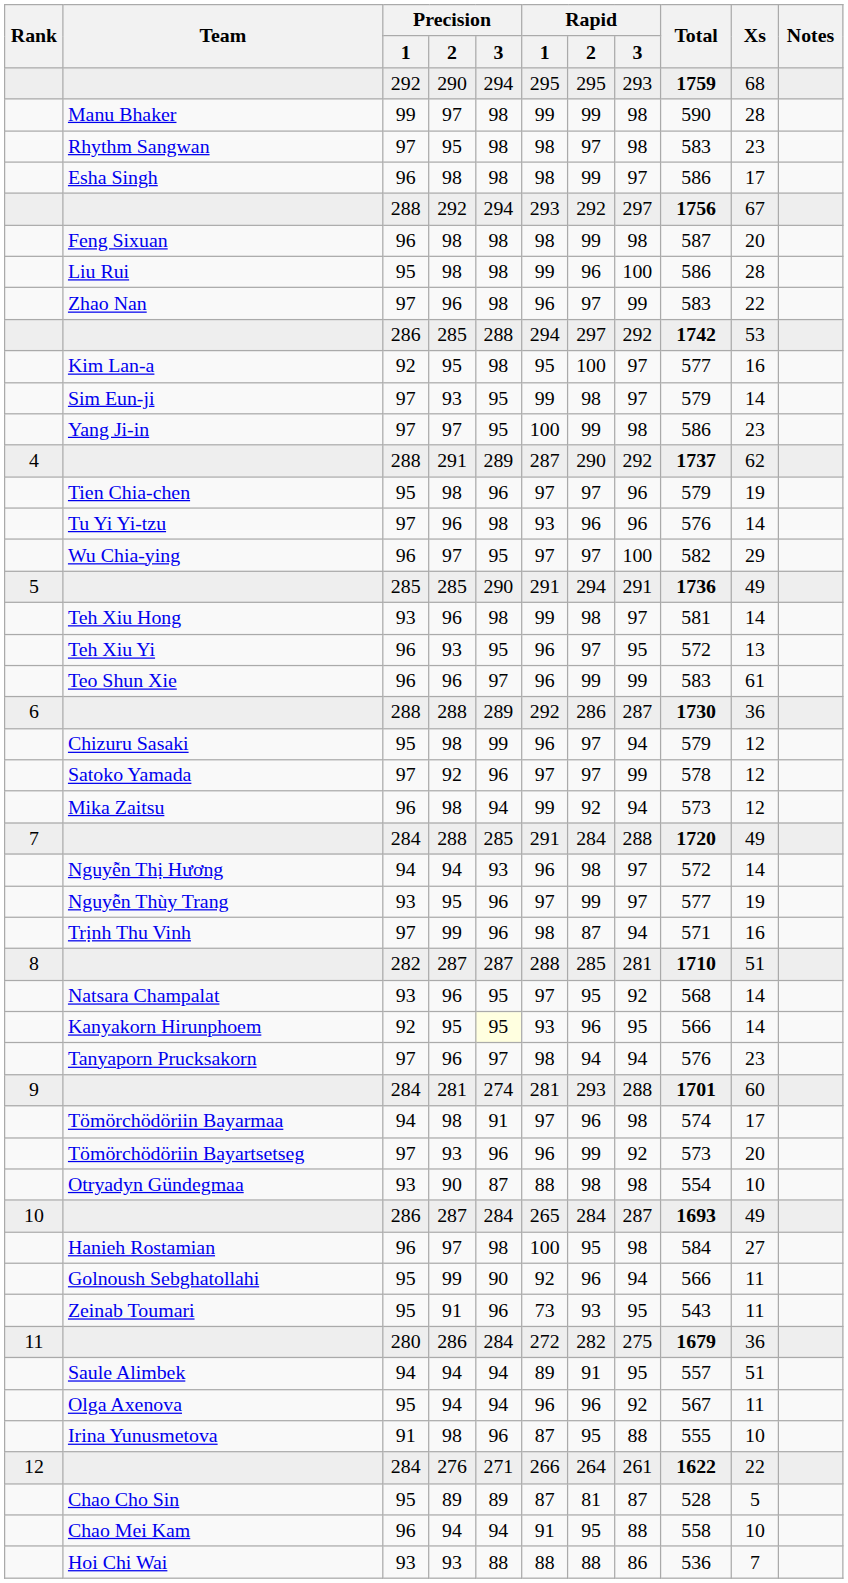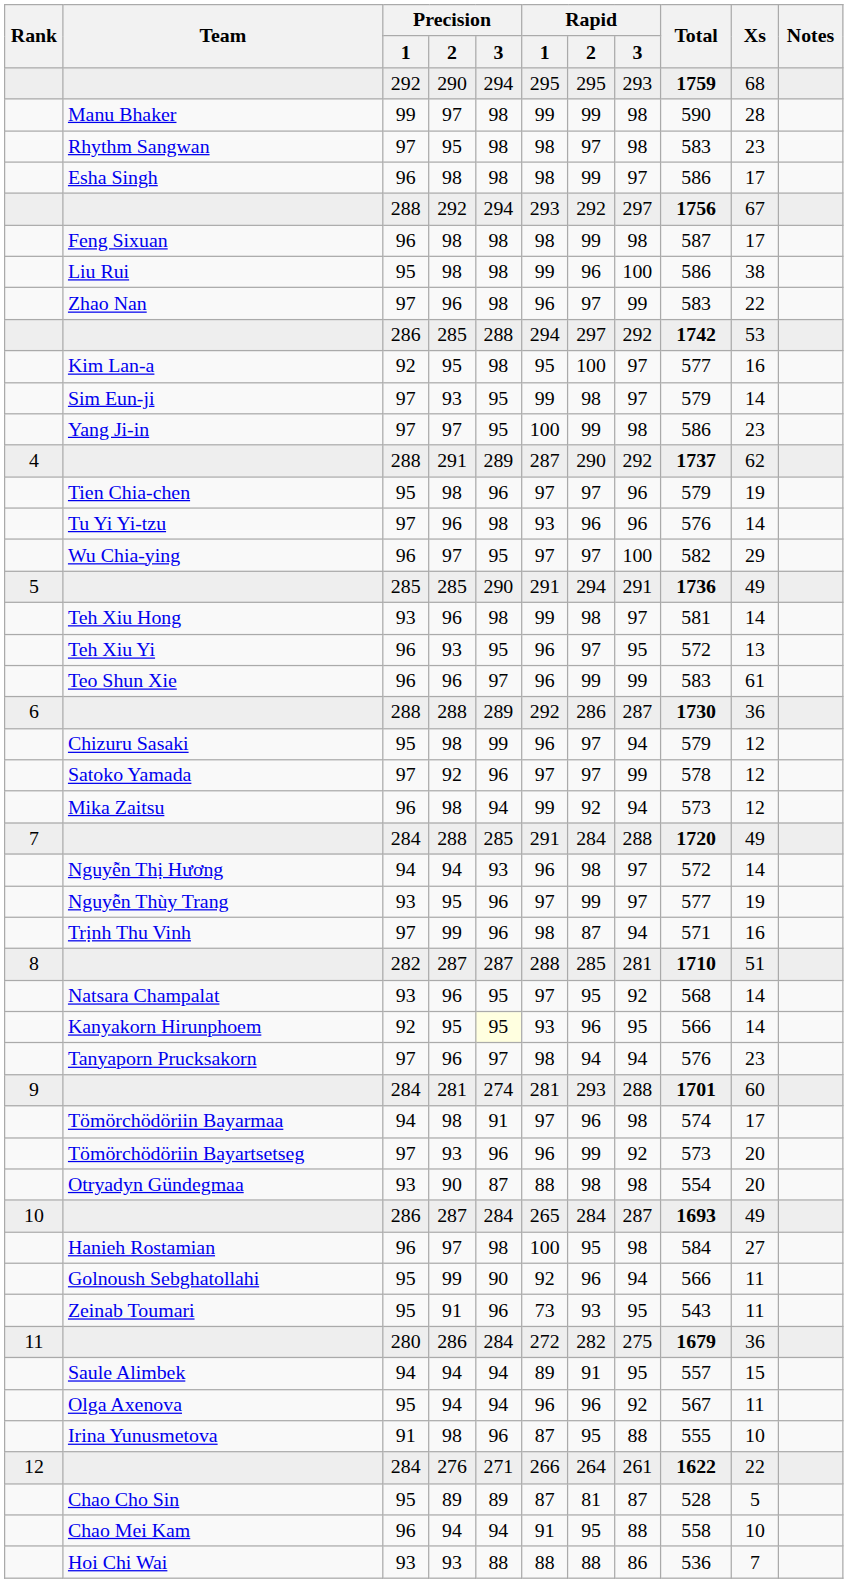(755, 240) 20 -> (755, 240) 17
(755, 271) 28 -> (755, 271) 38
(755, 1184) 10 -> (755, 1184) 20
(755, 1373) 51 -> (755, 1373) 15
